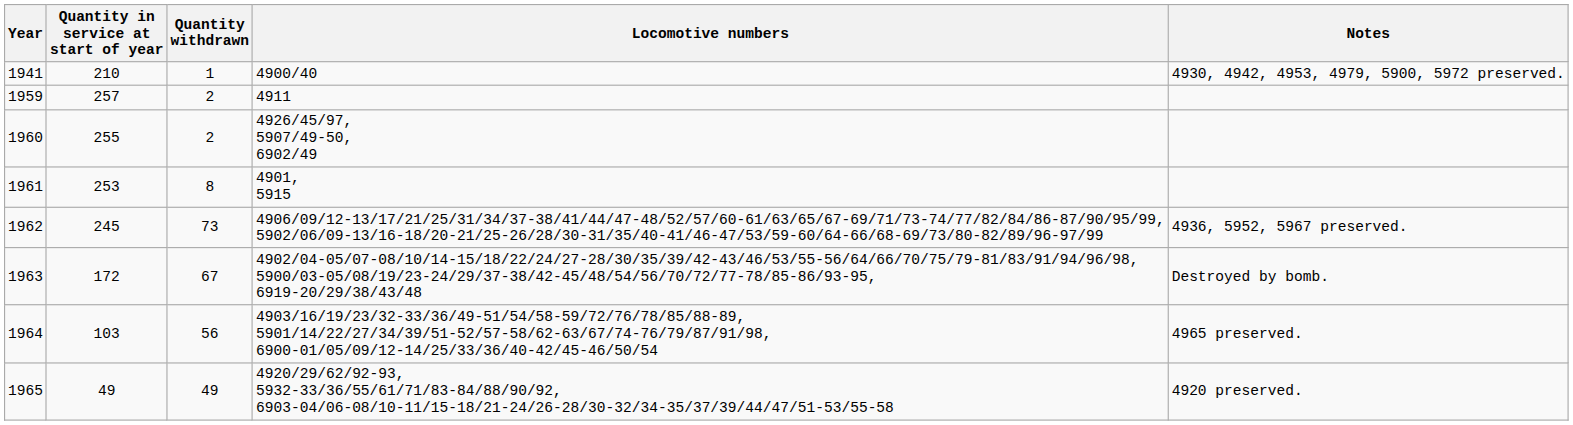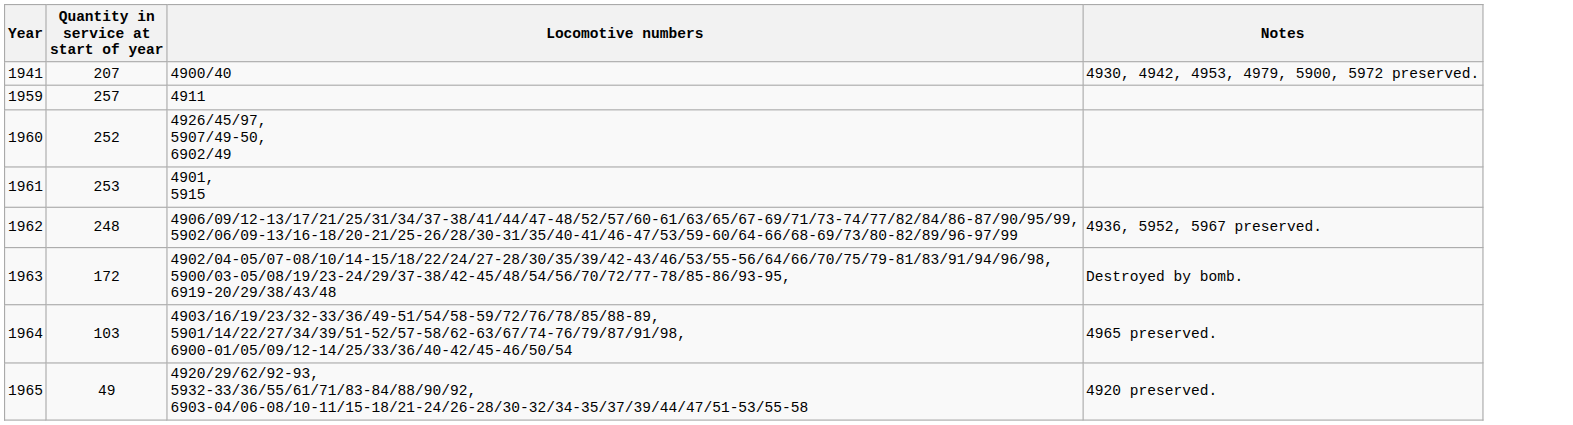- column: (210, 33)
(107, 74) 210 -> (107, 74) 207
(107, 138) 255 -> (107, 138) 252
(107, 227) 245 -> (107, 227) 248
